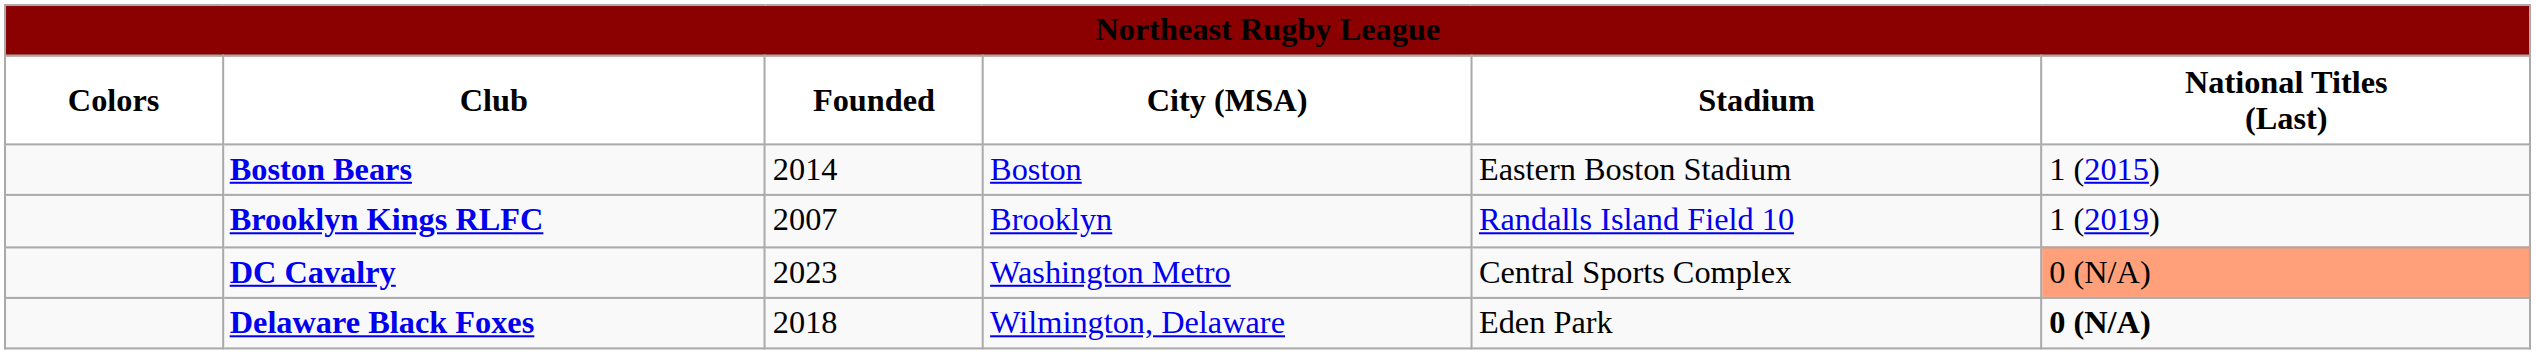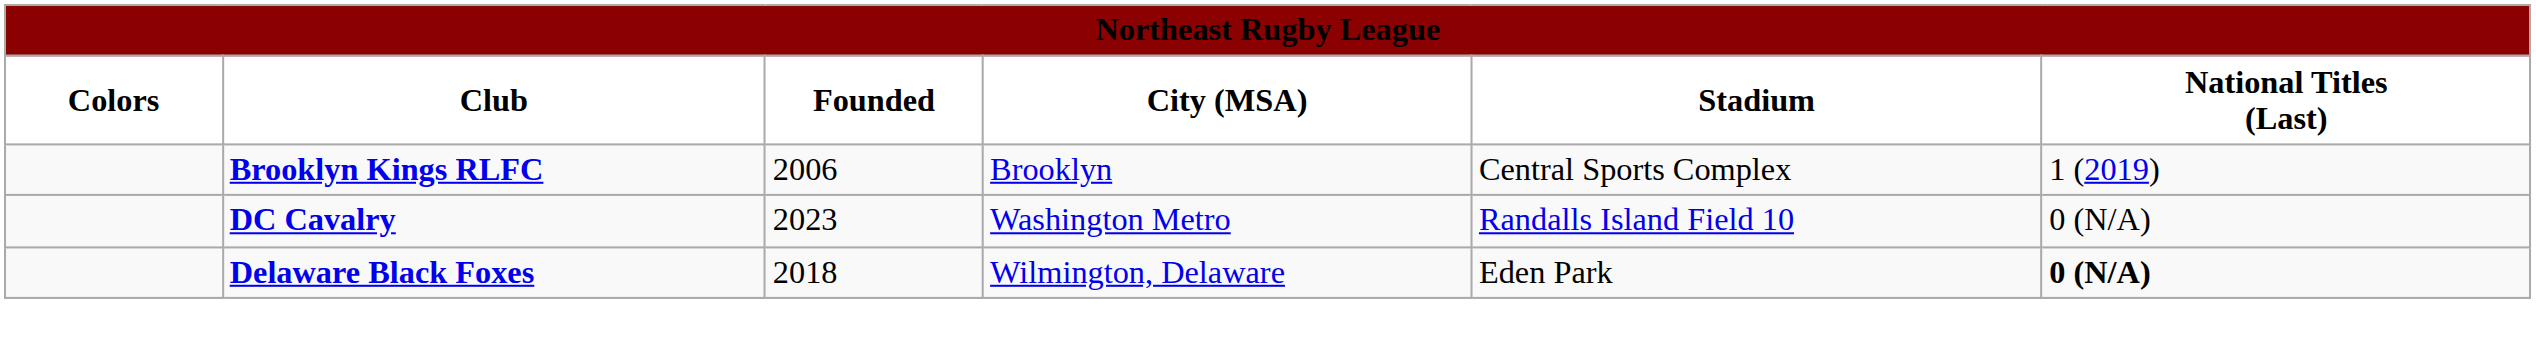- row: (321, 169)
(805, 220) 2007 -> (805, 169) 2006
(1636, 220) Randalls Island Field 10 -> (1635, 169) Central Sports Complex
(1635, 271) Central Sports Complex -> (1636, 220) Randalls Island Field 10
(2100, 271) lightsalmon background -> (2100, 220) no background
